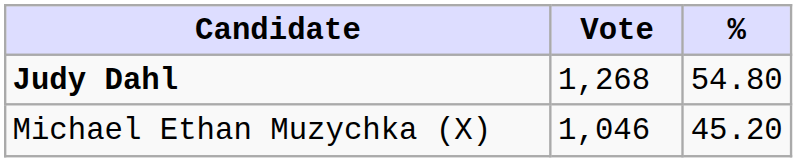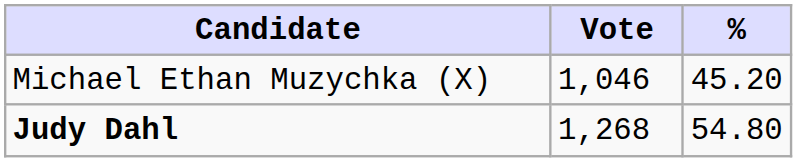rows swapped: (95, 80) <-> (252, 130)
